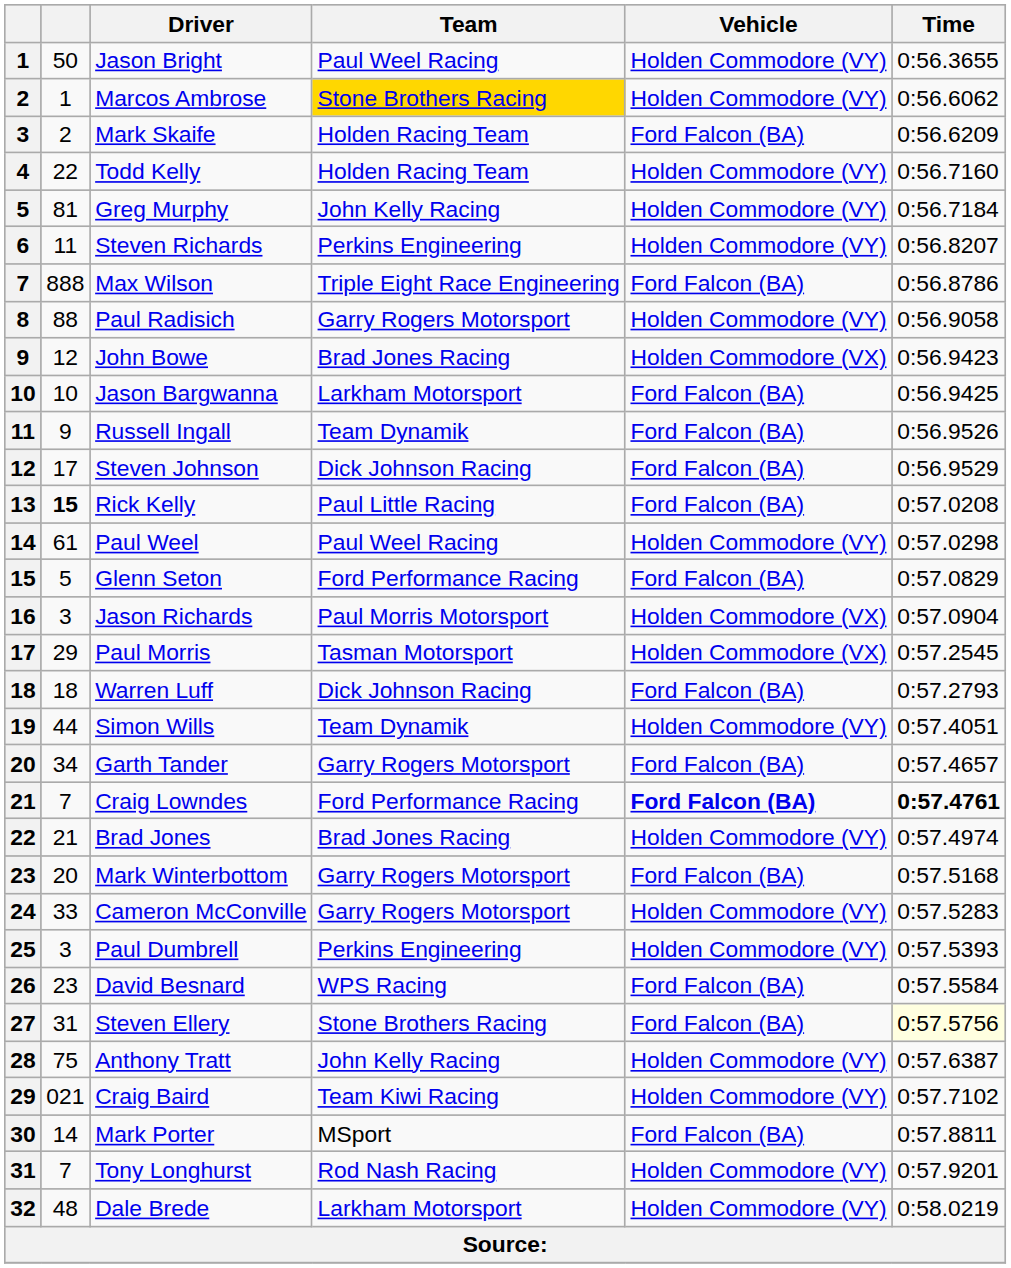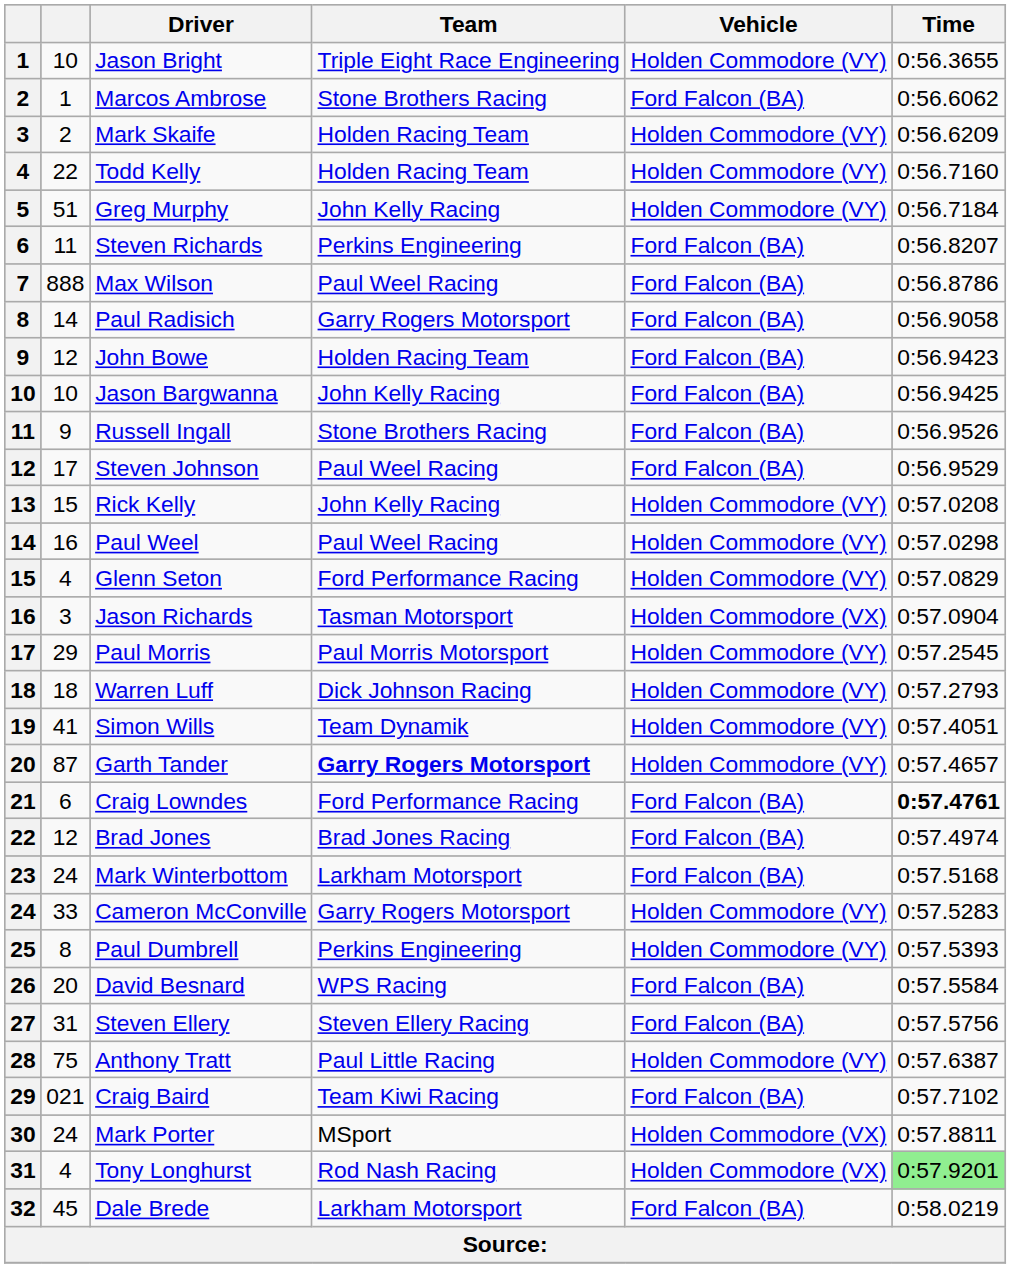(65, 60) 50 -> (65, 60) 10
(408, 60) Paul Weel Racing -> (469, 60) Triple Eight Race Engineering
(432, 97) gold background -> (432, 97) no background
(759, 97) Holden Commodore (VY) -> (717, 97) Ford Falcon (BA)
(717, 134) Ford Falcon (BA) -> (759, 134) Holden Commodore (VY)
(65, 208) 81 -> (65, 208) 51
(759, 245) Holden Commodore (VY) -> (717, 245) Ford Falcon (BA)
(469, 282) Triple Eight Race Engineering -> (408, 282) Paul Weel Racing
(65, 319) 88 -> (65, 319) 14
(759, 319) Holden Commodore (VY) -> (717, 319) Ford Falcon (BA)
(414, 356) Brad Jones Racing -> (423, 356) Holden Racing Team
(759, 356) Holden Commodore (VX) -> (717, 356) Ford Falcon (BA)
(420, 393) Larkham Motorsport -> (409, 393) John Kelly Racing
(393, 430) Team Dynamik -> (432, 430) Stone Brothers Racing
(425, 467) Dick Johnson Racing -> (408, 467) Paul Weel Racing
(65, 504) bold -> (65, 504) normal
(406, 504) Paul Little Racing -> (409, 504) John Kelly Racing
(717, 504) Ford Falcon (BA) -> (759, 504) Holden Commodore (VY)
(65, 541) 61 -> (65, 541) 16
(65, 578) 5 -> (65, 578) 4
(717, 578) Ford Falcon (BA) -> (759, 578) Holden Commodore (VY)
(433, 615) Paul Morris Motorsport -> (415, 615) Tasman Motorsport
(415, 652) Tasman Motorsport -> (433, 652) Paul Morris Motorsport
(759, 652) Holden Commodore (VX) -> (759, 652) Holden Commodore (VY)
(717, 689) Ford Falcon (BA) -> (759, 689) Holden Commodore (VY)
(65, 726) 44 -> (65, 726) 41
(65, 763) 34 -> (65, 763) 87
(444, 763) normal -> (454, 763) bold
(717, 763) Ford Falcon (BA) -> (759, 763) Holden Commodore (VY)
(65, 800) 7 -> (65, 800) 6
(723, 800) bold -> (717, 800) normal
(65, 837) 21 -> (65, 837) 12
(759, 837) Holden Commodore (VY) -> (717, 837) Ford Falcon (BA)
(65, 874) 20 -> (65, 874) 24
(444, 874) Garry Rogers Motorsport -> (420, 874) Larkham Motorsport
(65, 948) 3 -> (65, 948) 8
(65, 985) 23 -> (65, 985) 20
(432, 1022) Stone Brothers Racing -> (423, 1022) Steven Ellery Racing
(948, 1022) lightyellow background -> (948, 1022) no background
(409, 1059) John Kelly Racing -> (406, 1059) Paul Little Racing
(759, 1096) Holden Commodore (VY) -> (717, 1096) Ford Falcon (BA)
(65, 1133) 14 -> (65, 1133) 24
(717, 1133) Ford Falcon (BA) -> (759, 1133) Holden Commodore (VX)
(65, 1170) 7 -> (65, 1170) 4
(759, 1170) Holden Commodore (VY) -> (759, 1170) Holden Commodore (VX)
(948, 1170) no background -> (948, 1170) lightgreen background
(65, 1207) 48 -> (65, 1207) 45
(759, 1207) Holden Commodore (VY) -> (717, 1207) Ford Falcon (BA)
